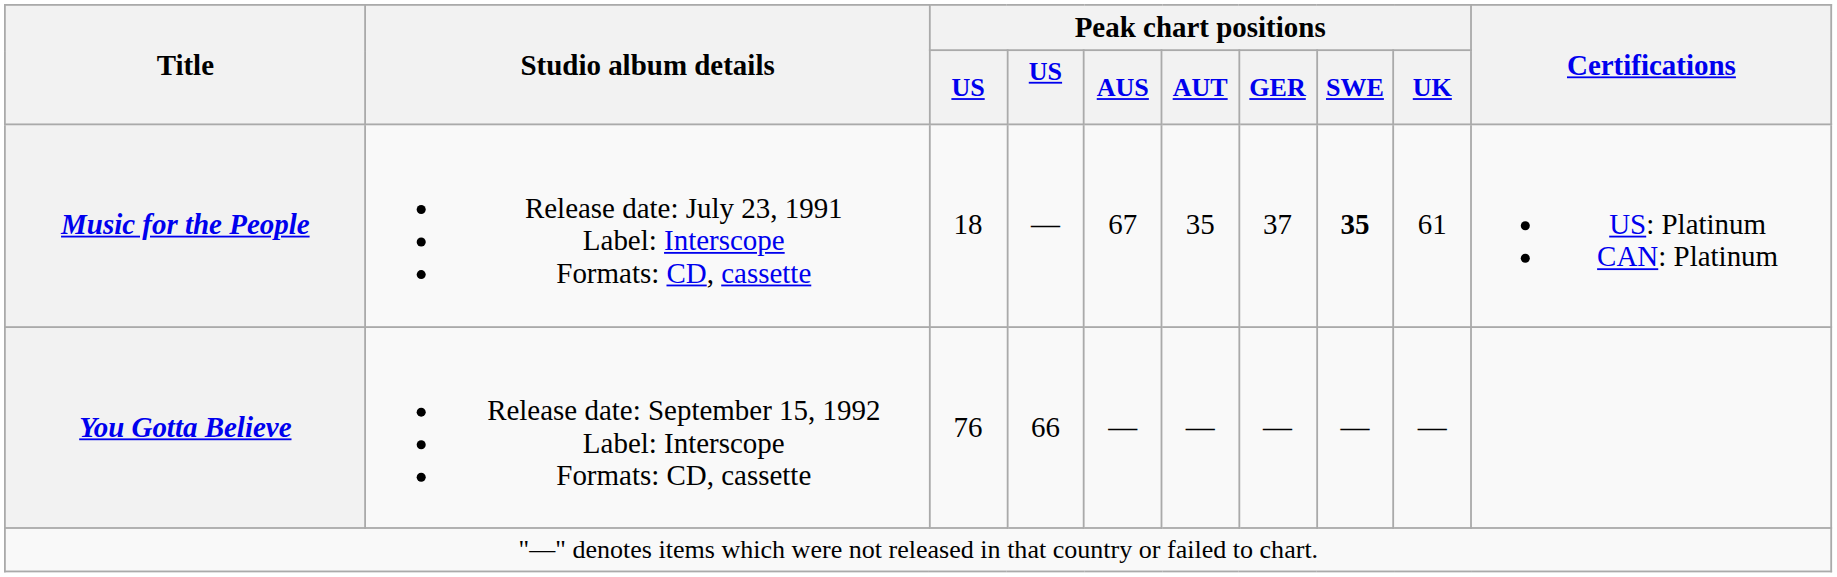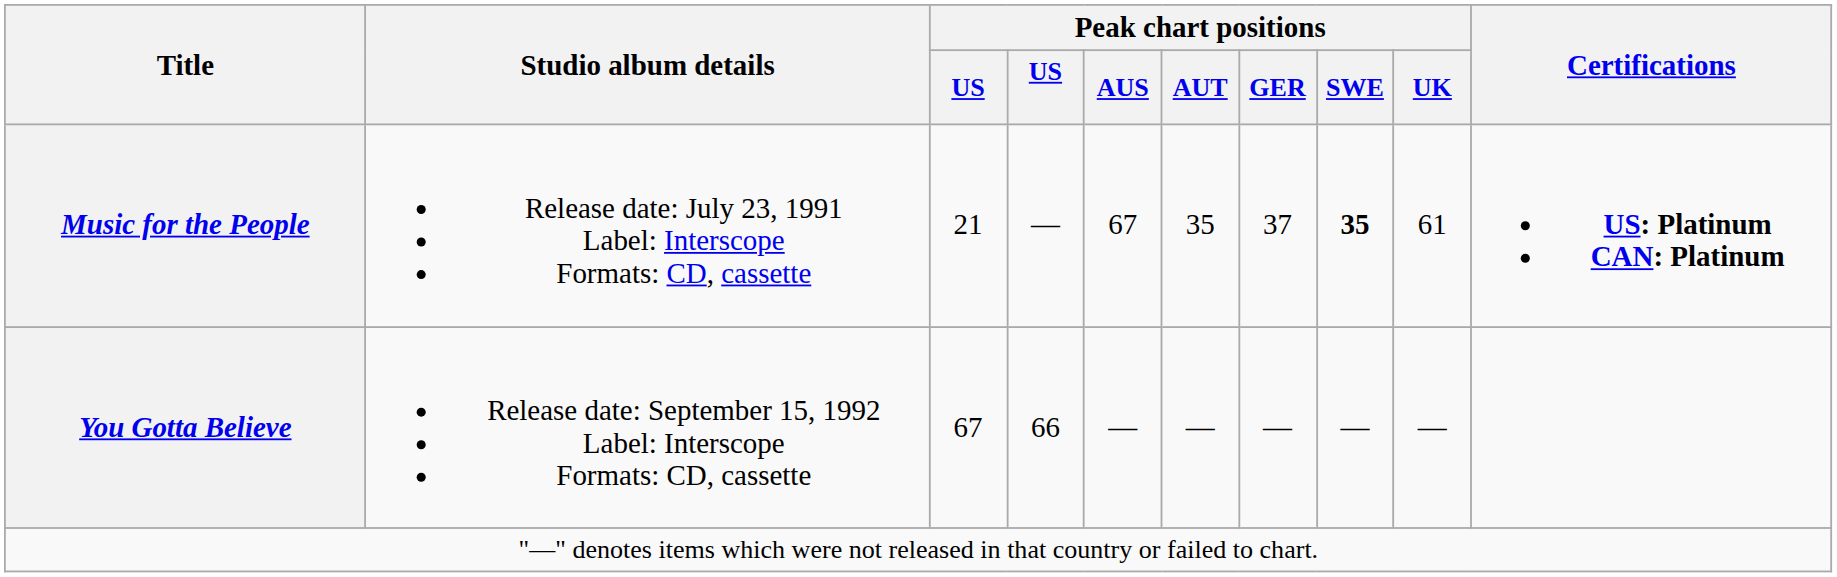(968, 224) 18 -> (968, 224) 21
(1651, 242) normal -> (1651, 242) bold
(968, 426) 76 -> (968, 426) 67
